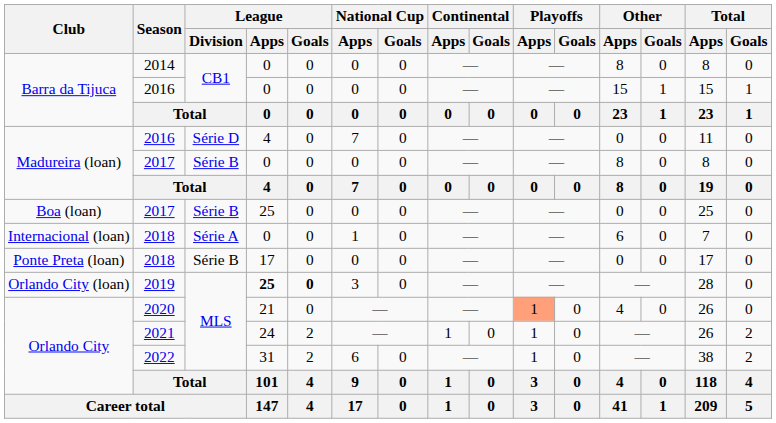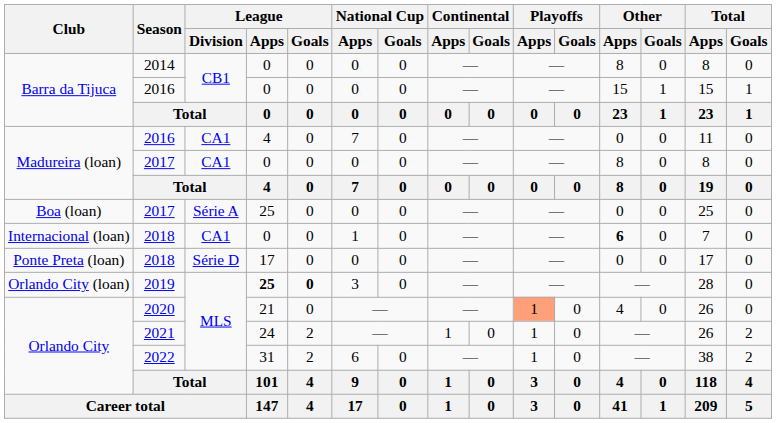(216, 138) Série D -> (216, 138) CA1
(216, 162) Série B -> (216, 162) CA1
(216, 211) Série B -> (216, 211) Série A
(216, 235) Série A -> (216, 235) CA1
(620, 235) normal -> (620, 235) bold
(216, 260) Série B -> (216, 260) Série D
